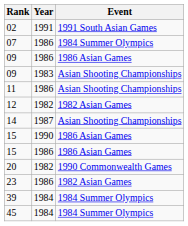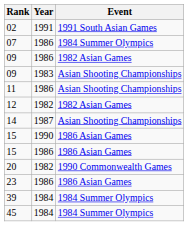(95, 58) 1986 Asian Games -> (95, 58) 1982 Asian Games
(95, 182) 1982 Asian Games -> (95, 182) 1986 Asian Games
